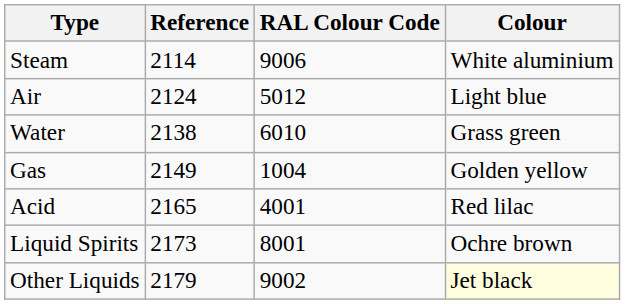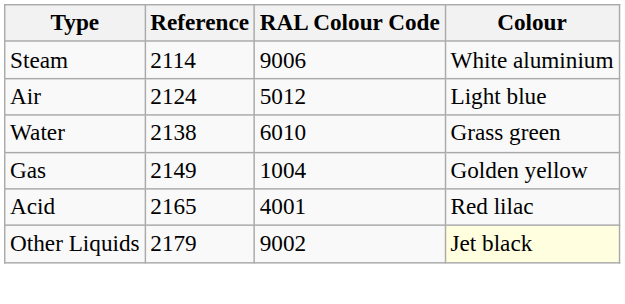- row: (74, 243)
